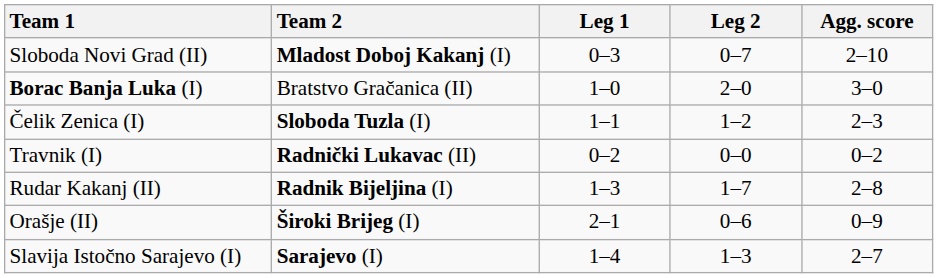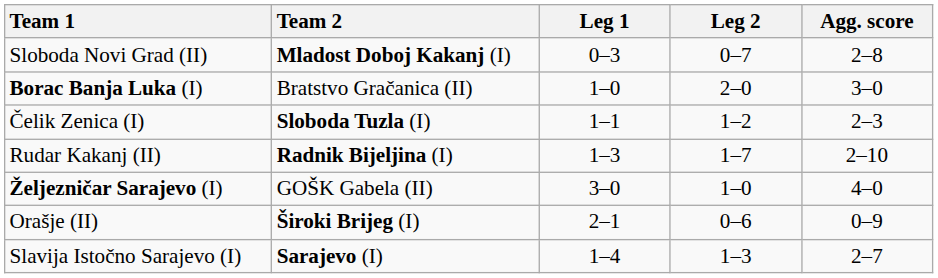(867, 54) 2–10 -> (867, 54) 2–8
- row: (56, 155)
(867, 188) 2–8 -> (867, 155) 2–10
+ row: (116, 188)
